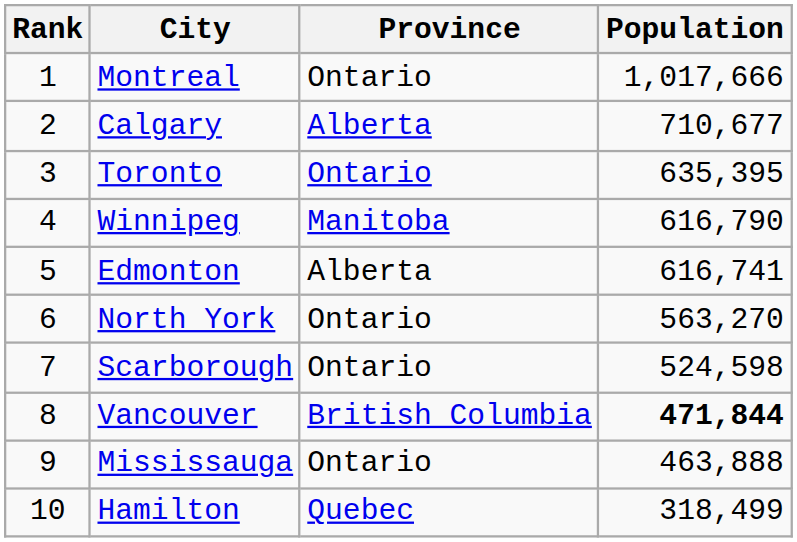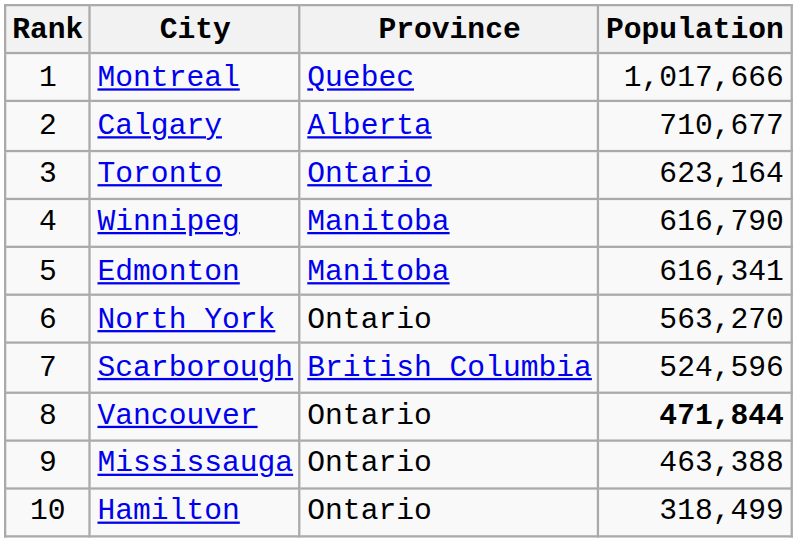(370, 78) Ontario -> (361, 78) Quebec
(722, 174) 635,395 -> (722, 174) 623,164
(370, 271) Alberta -> (378, 271) Manitoba
(722, 271) 616,741 -> (722, 271) 616,341
(370, 367) Ontario -> (450, 367) British Columbia
(722, 367) 524,598 -> (722, 367) 524,596
(450, 416) British Columbia -> (370, 416) Ontario
(722, 464) 463,888 -> (722, 464) 463,388
(361, 512) Quebec -> (370, 512) Ontario
